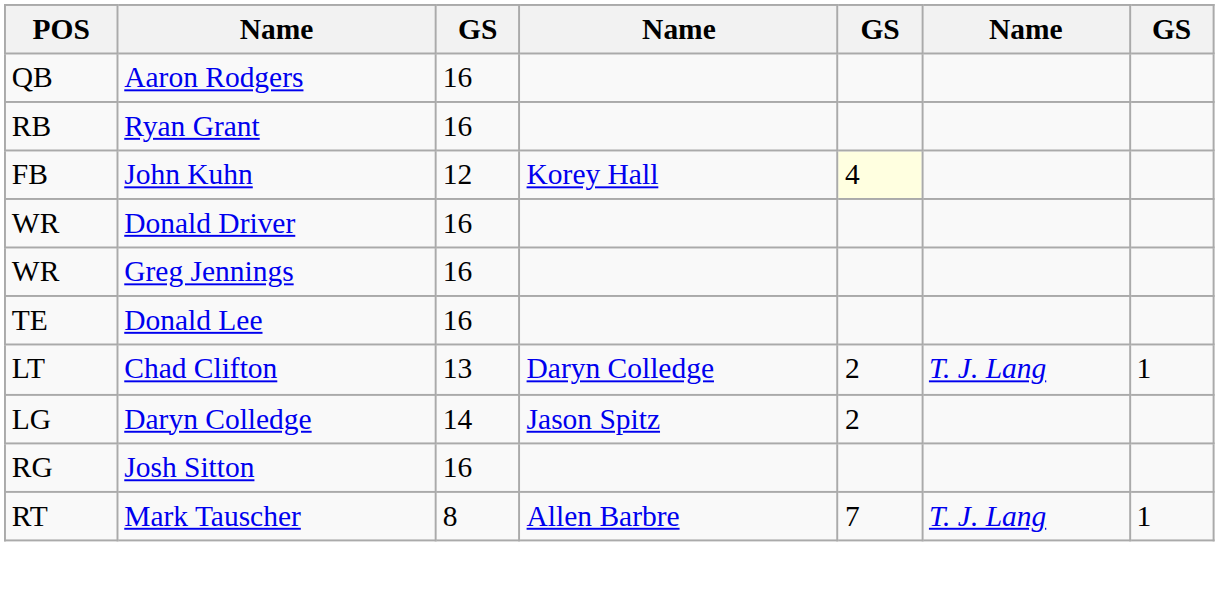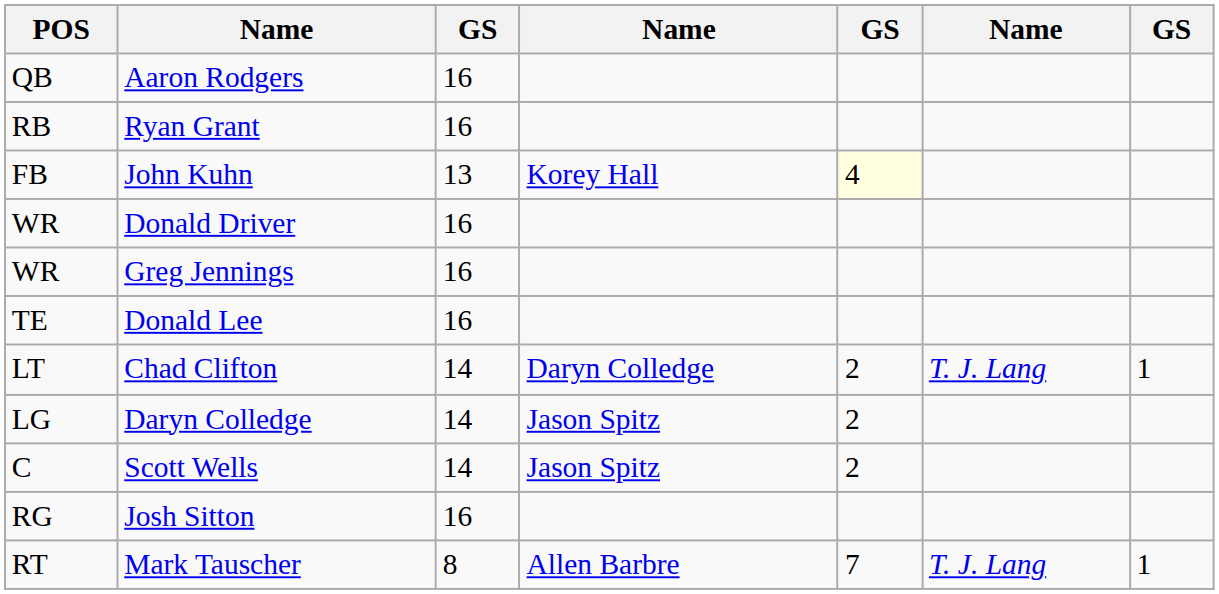(457, 174) 12 -> (457, 174) 13
(457, 369) 13 -> (457, 369) 14
+ row: (191, 466)
